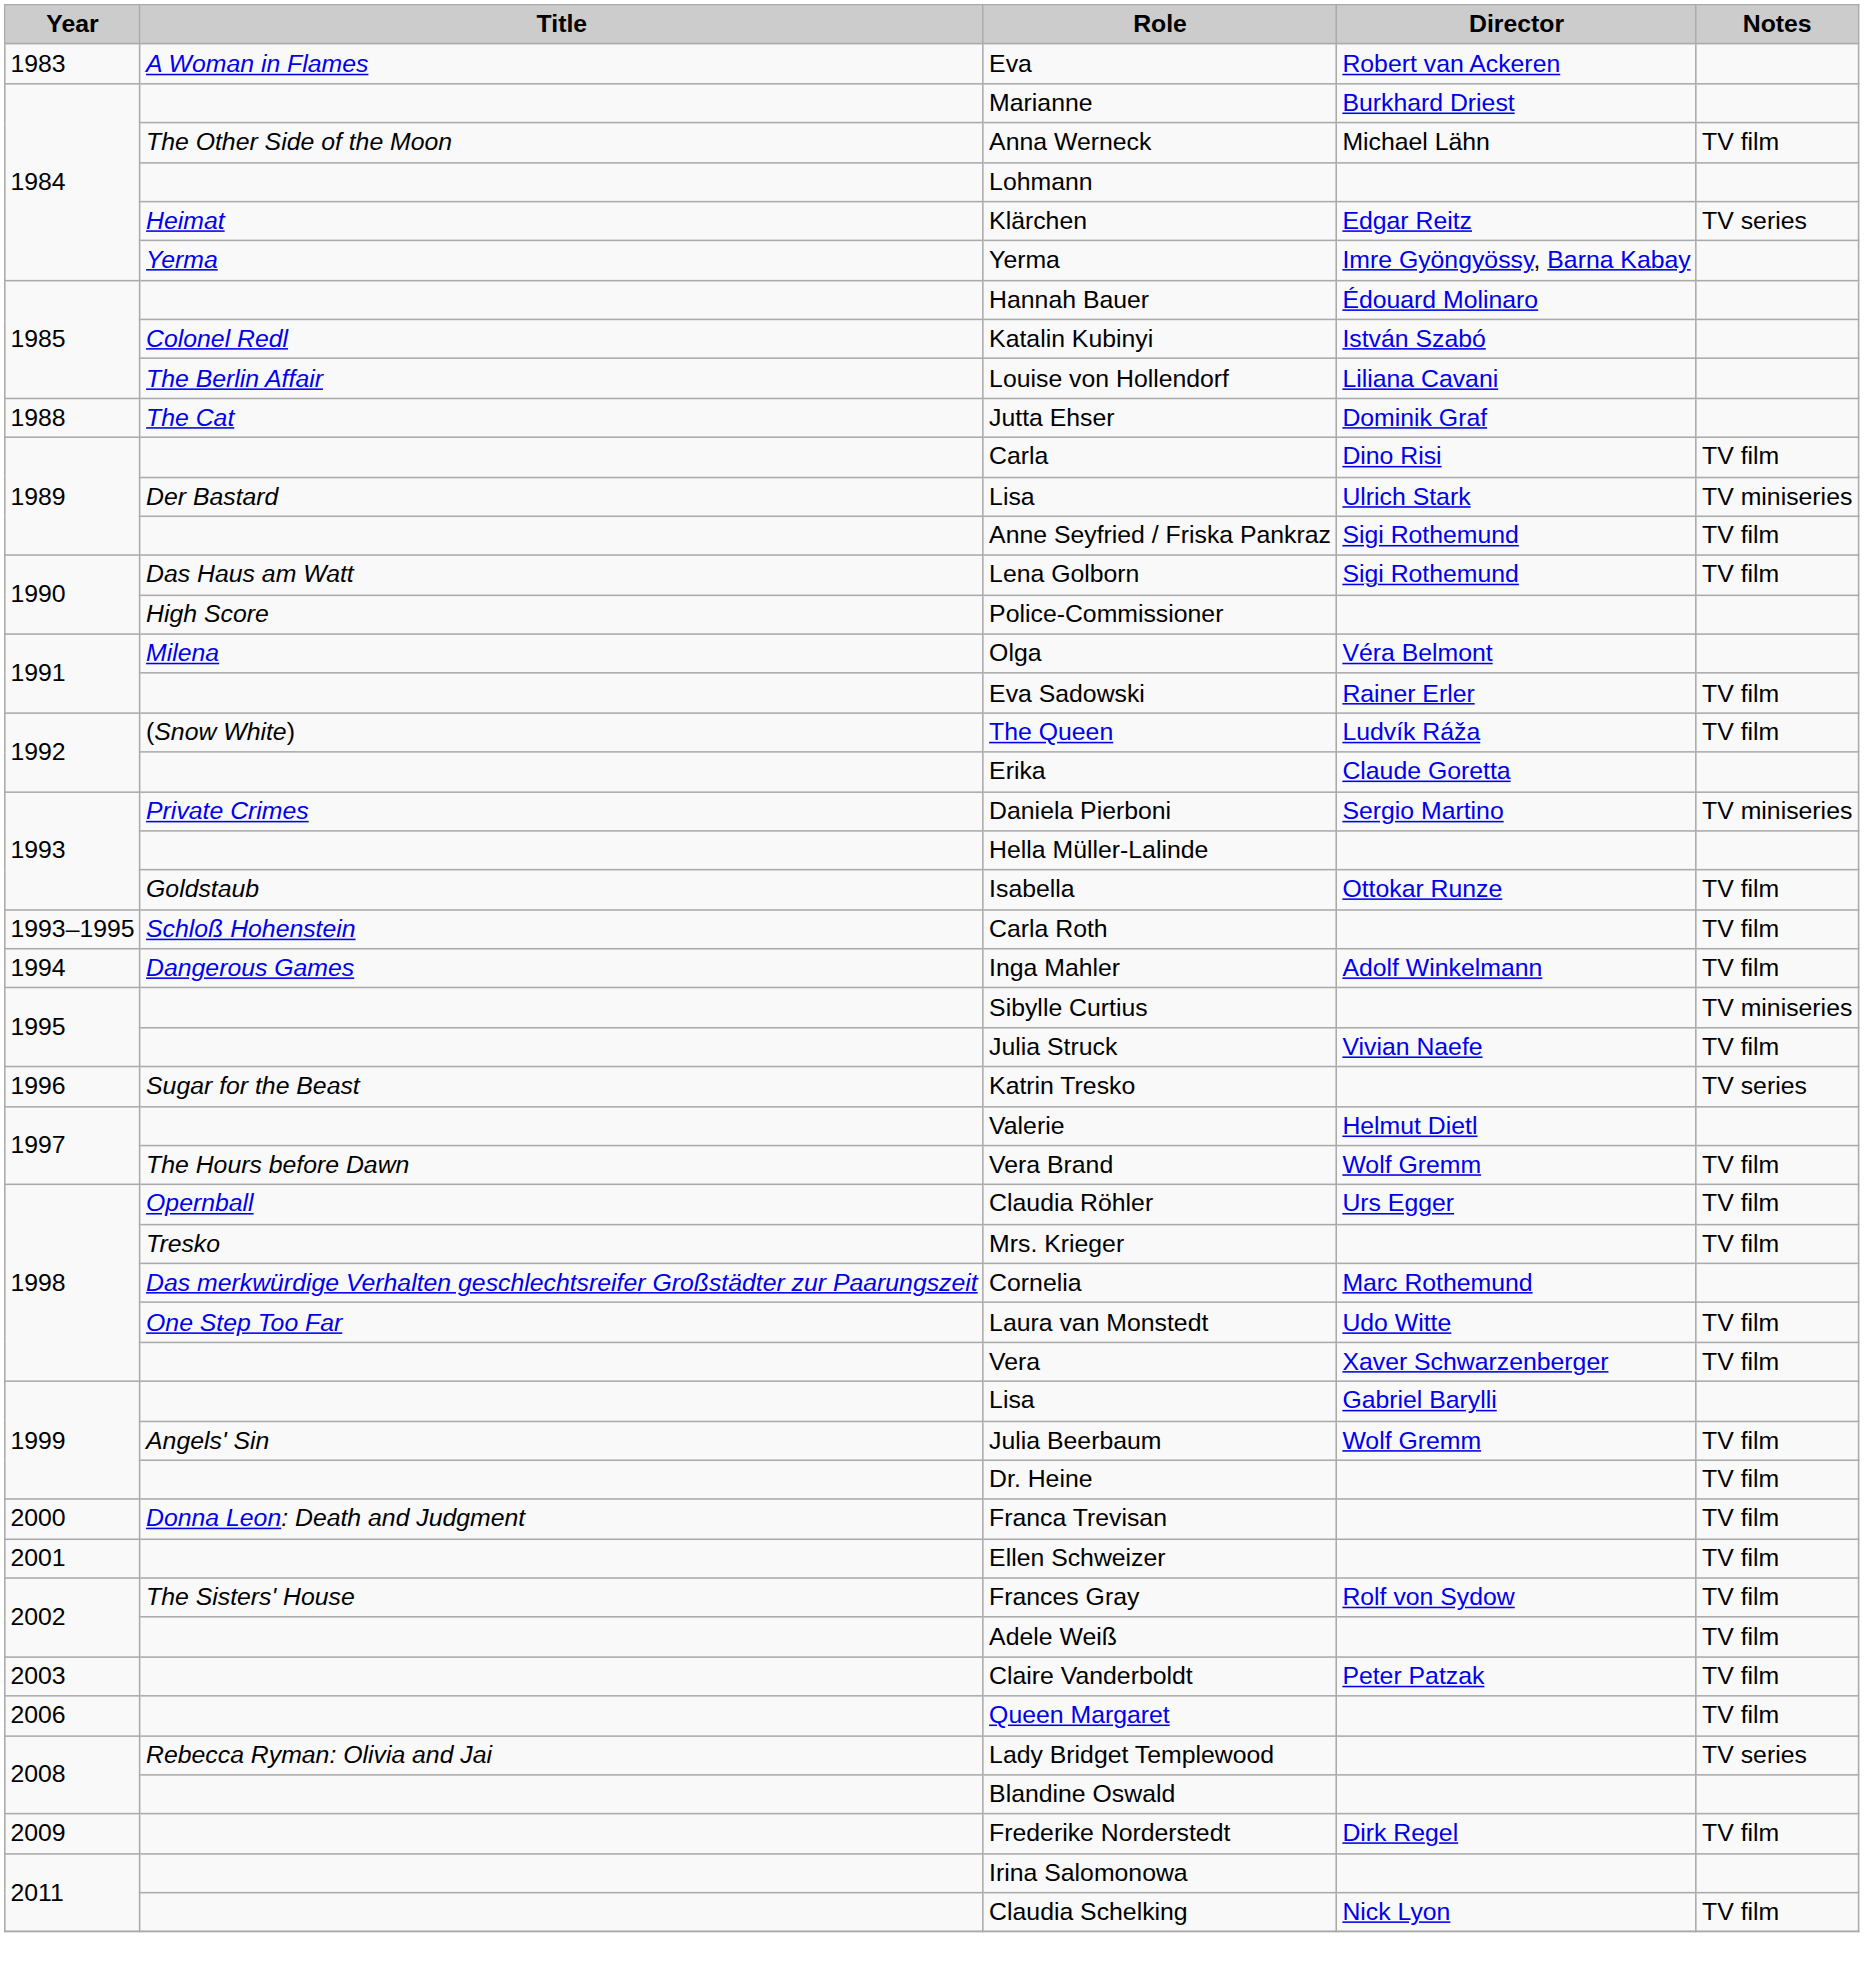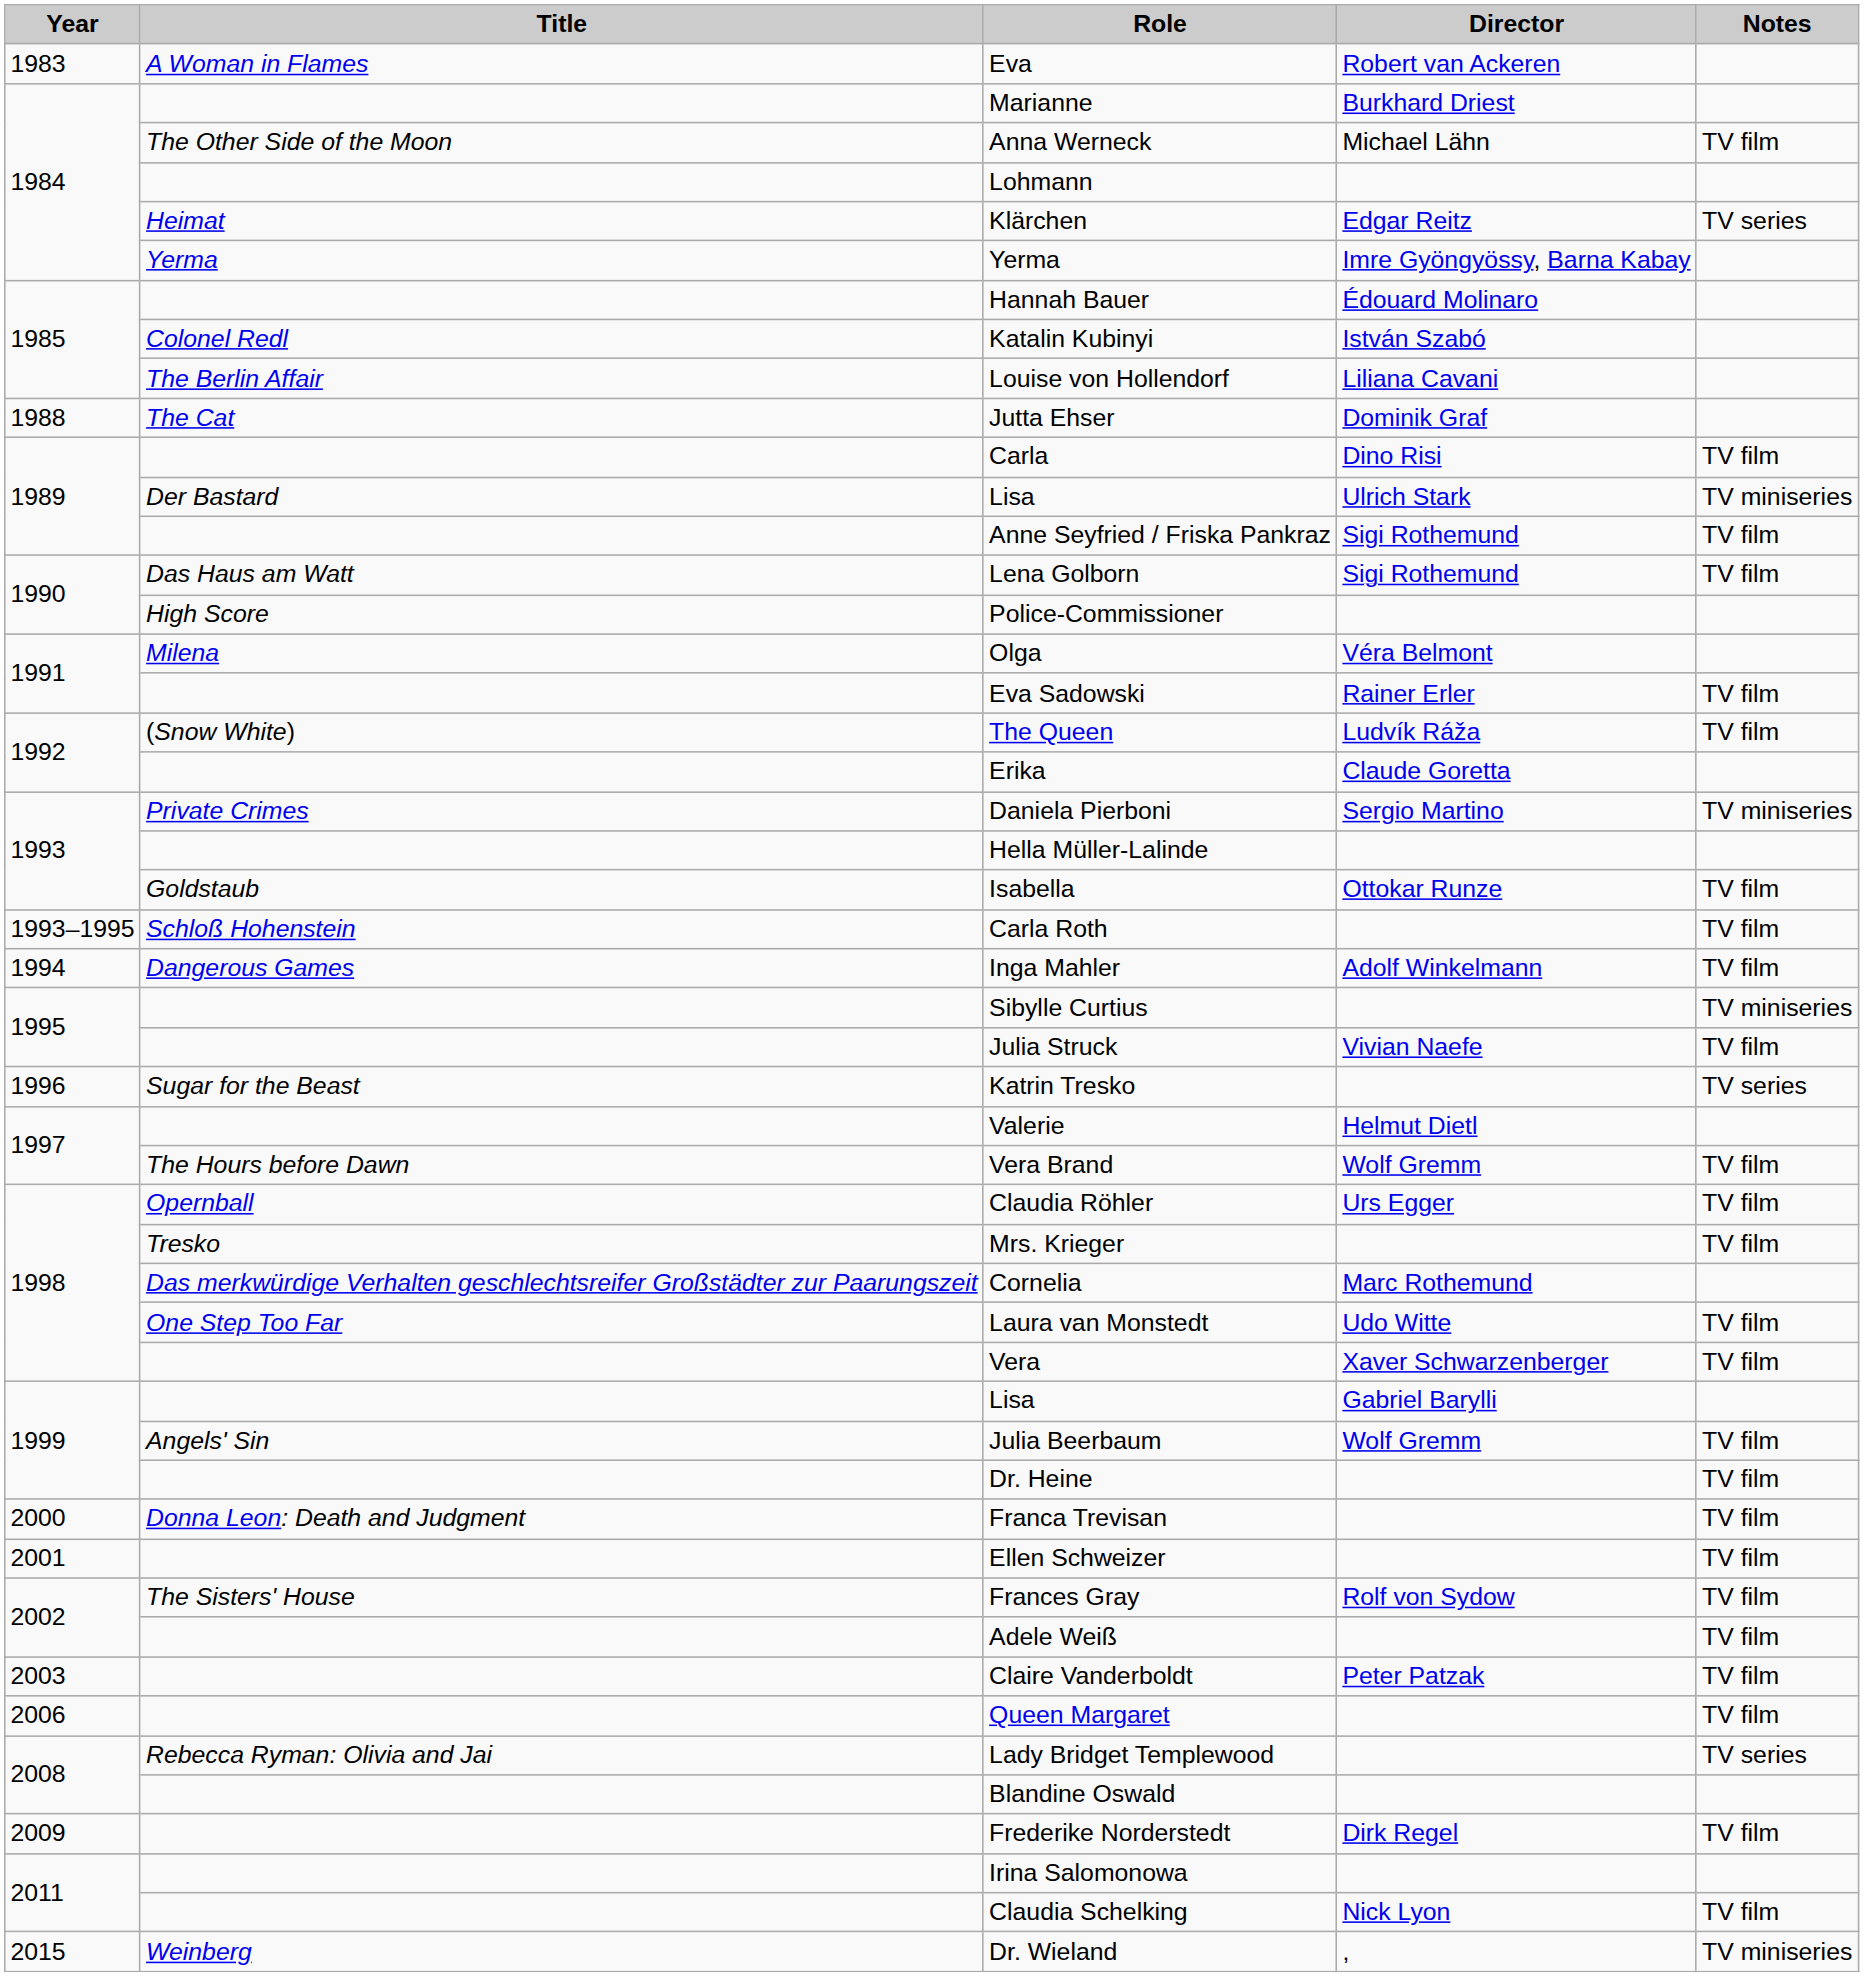+ row: (1053, 1951)
